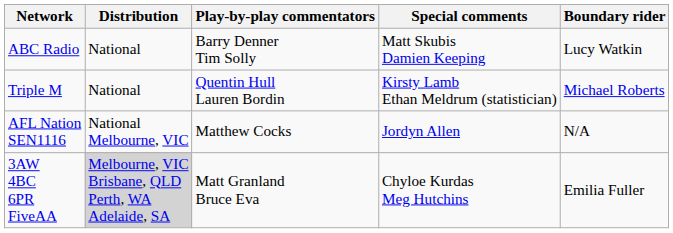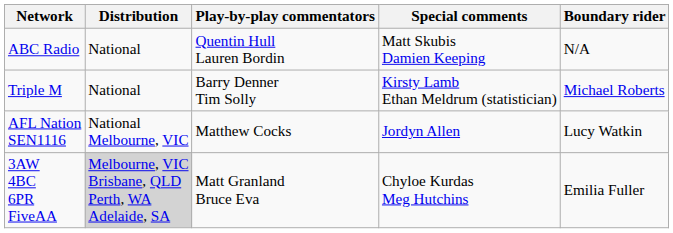(237, 49) Barry Denner Tim Solly -> (240, 49) Quentin Hull Lauren Bordin
(603, 49) Lucy Watkin -> (577, 49) N/A
(240, 90) Quentin Hull Lauren Bordin -> (237, 90) Barry Denner Tim Solly
(577, 131) N/A -> (603, 131) Lucy Watkin
